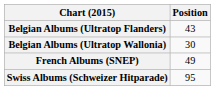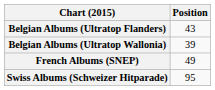(190, 45) 30 -> (190, 45) 39
